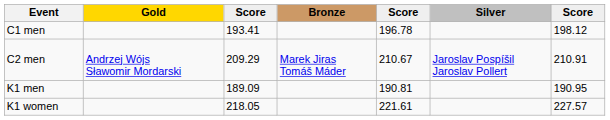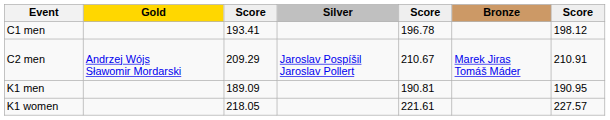columns swapped: (491, 13) <-> (327, 13)
